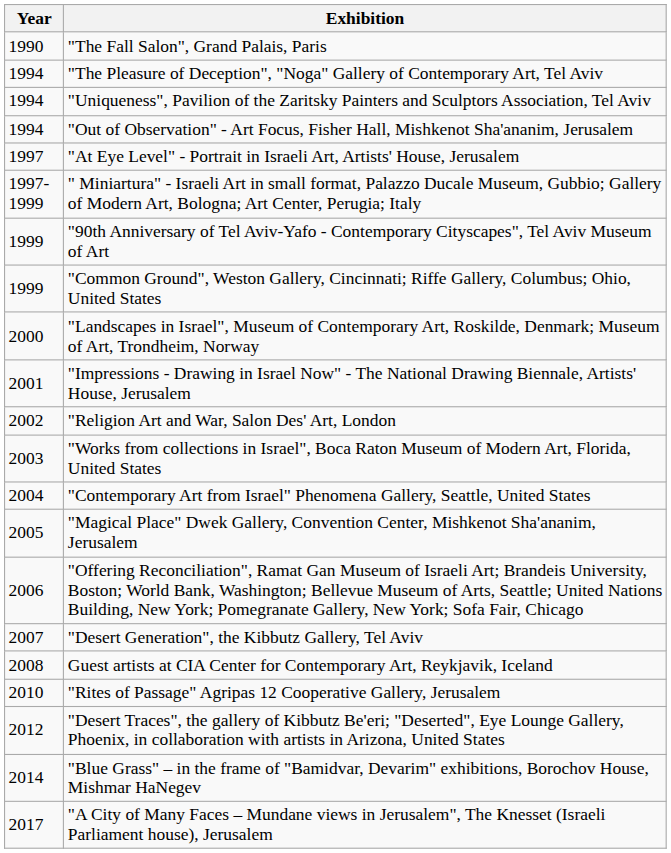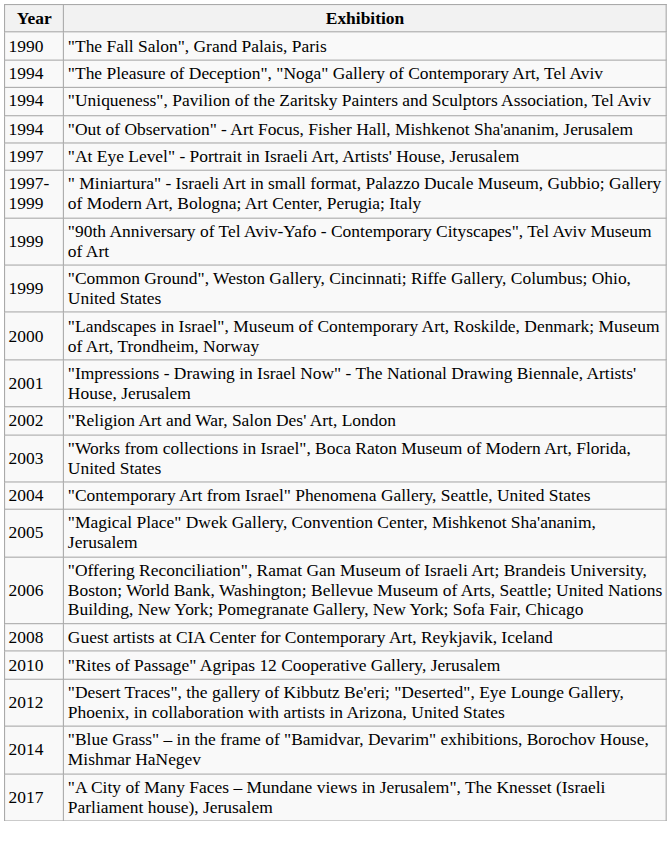- row: (245, 637)
